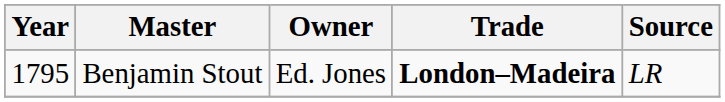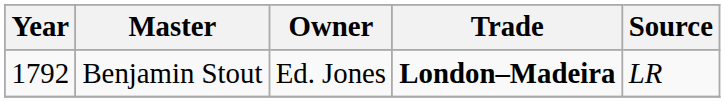(40, 73) 1795 -> (40, 73) 1792
